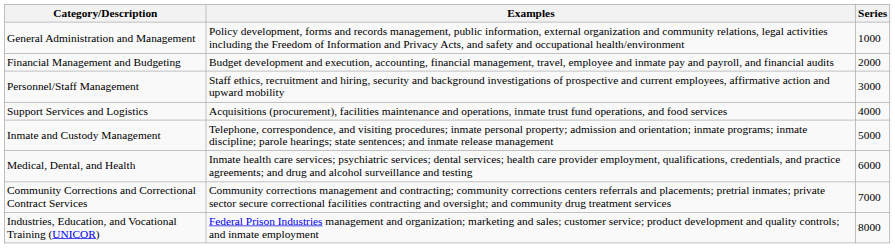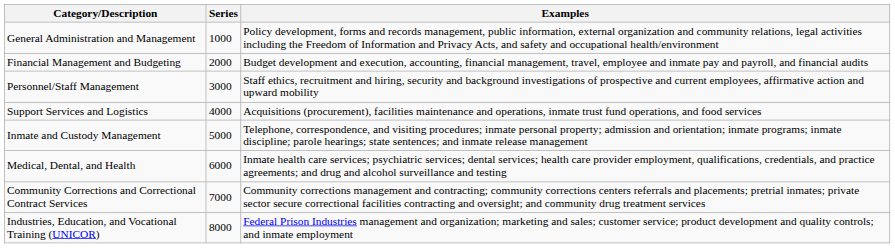columns swapped: (873, 13) <-> (531, 13)
